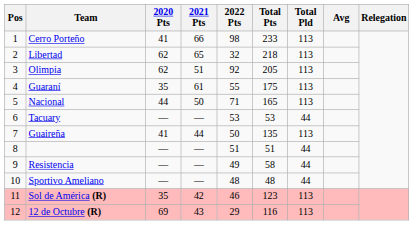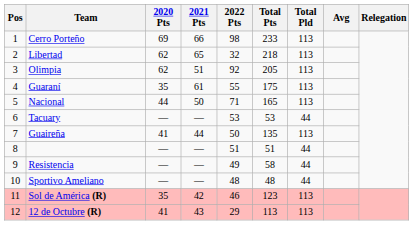(163, 39) 41 -> (163, 39) 69
(163, 212) 69 -> (163, 212) 41
(270, 212) 116 -> (270, 212) 113
